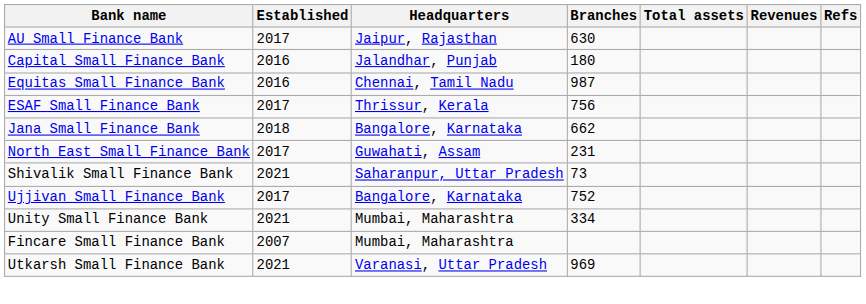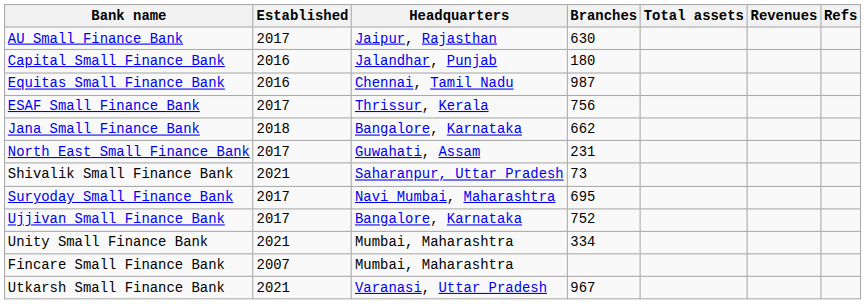+ row: (121, 197)
(583, 265) 969 -> (583, 288) 967
